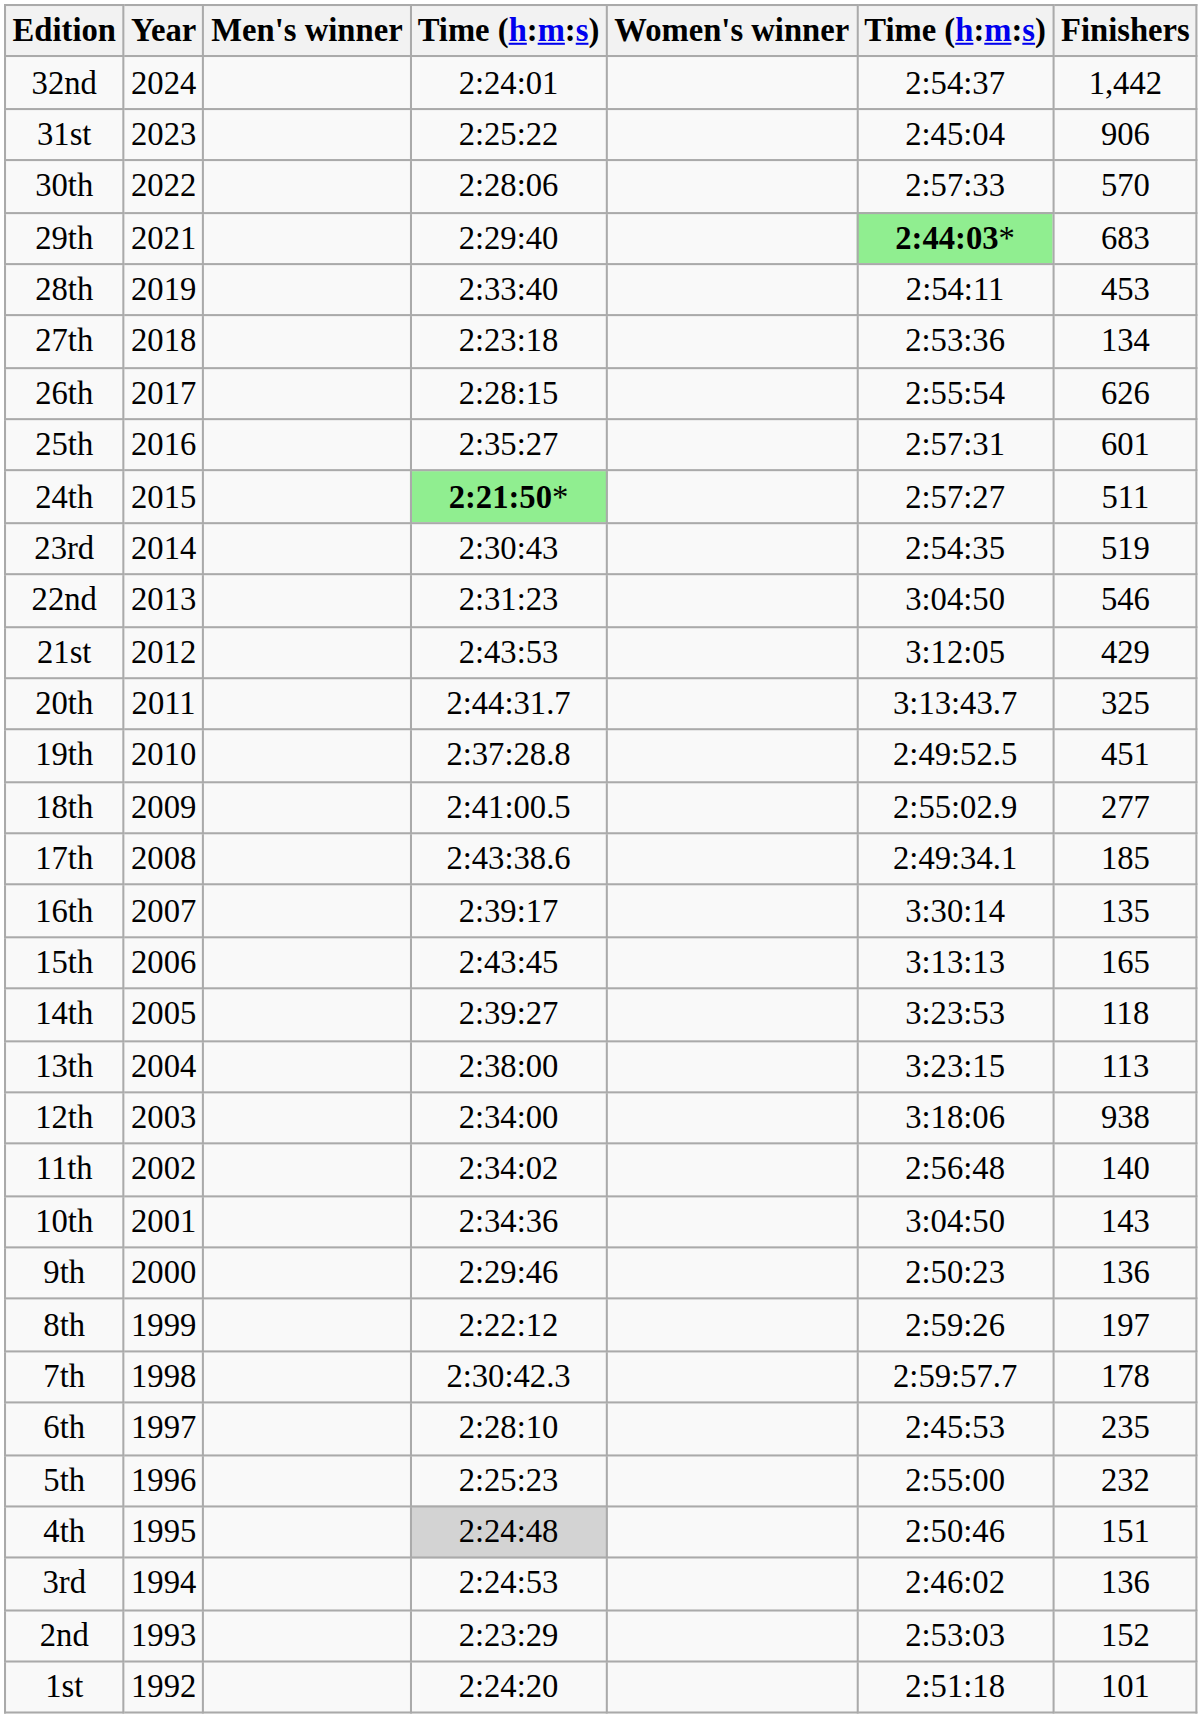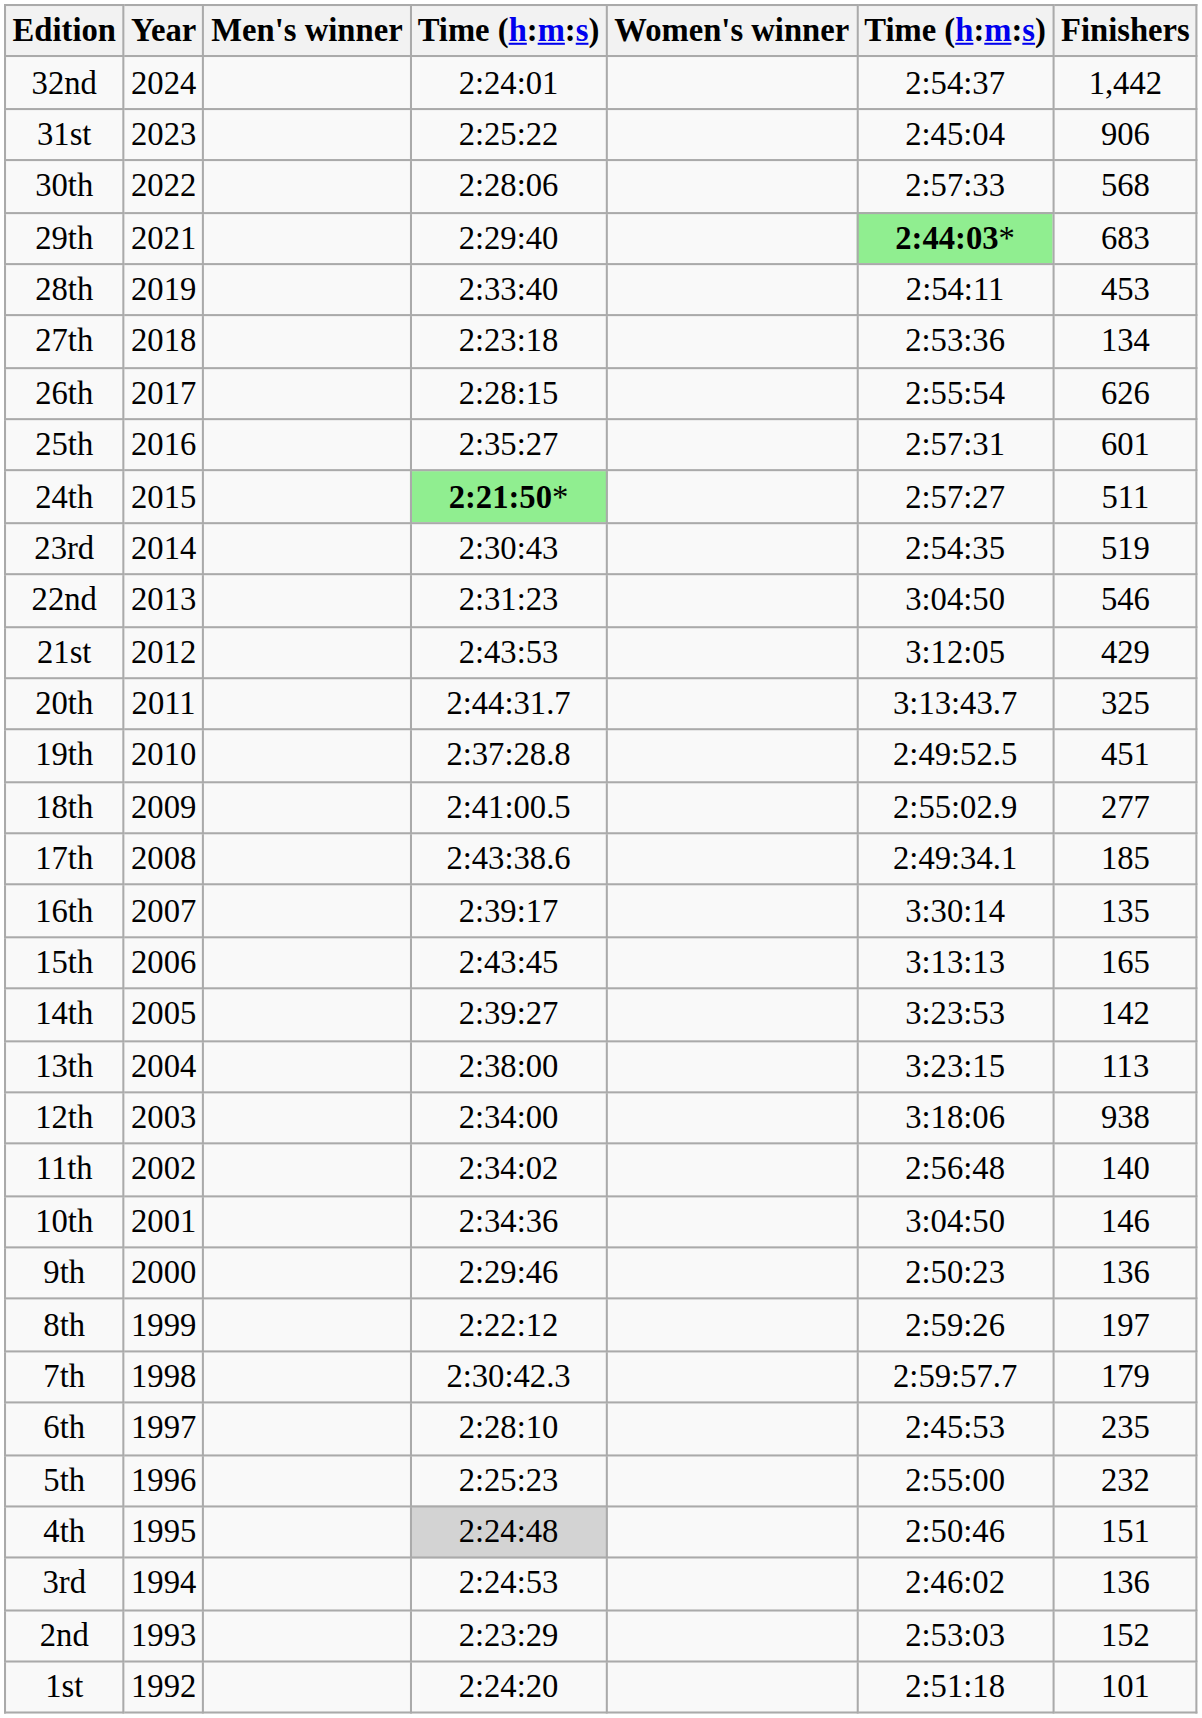(1125, 185) 570 -> (1125, 185) 568
(1125, 1013) 118 -> (1125, 1013) 142
(1125, 1220) 143 -> (1125, 1220) 146
(1125, 1376) 178 -> (1125, 1376) 179
